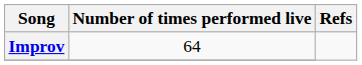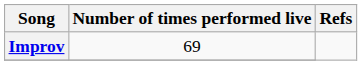(192, 45) 64 -> (192, 45) 69
